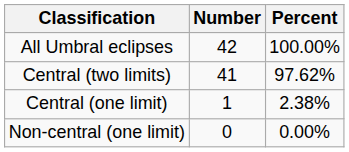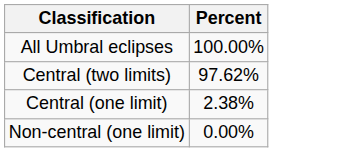- column: (227, 18)
